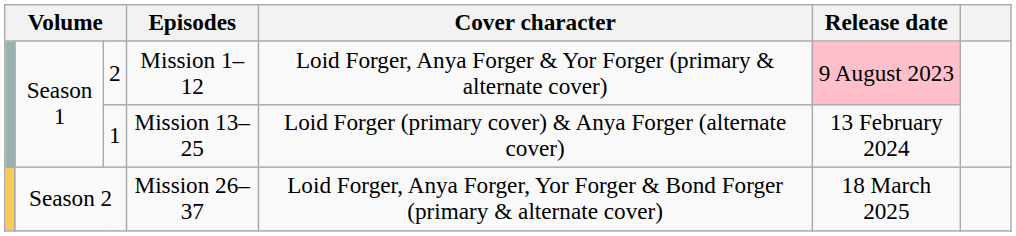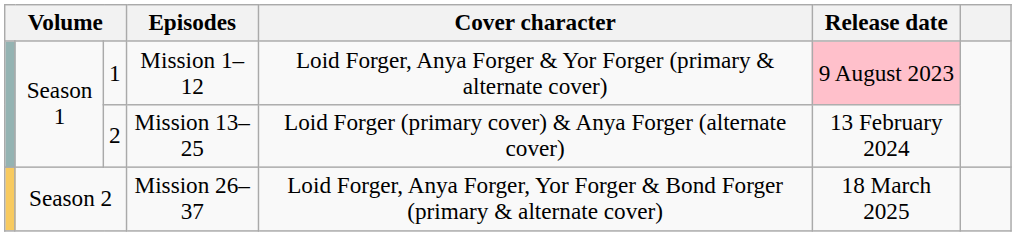(115, 72) 2 -> (115, 72) 1
(115, 135) 1 -> (115, 135) 2
